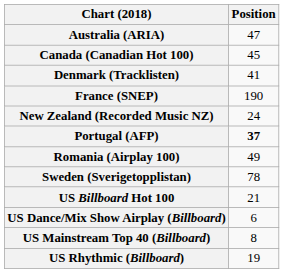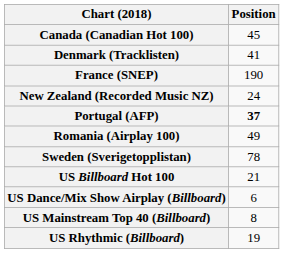- row: (117, 34)
